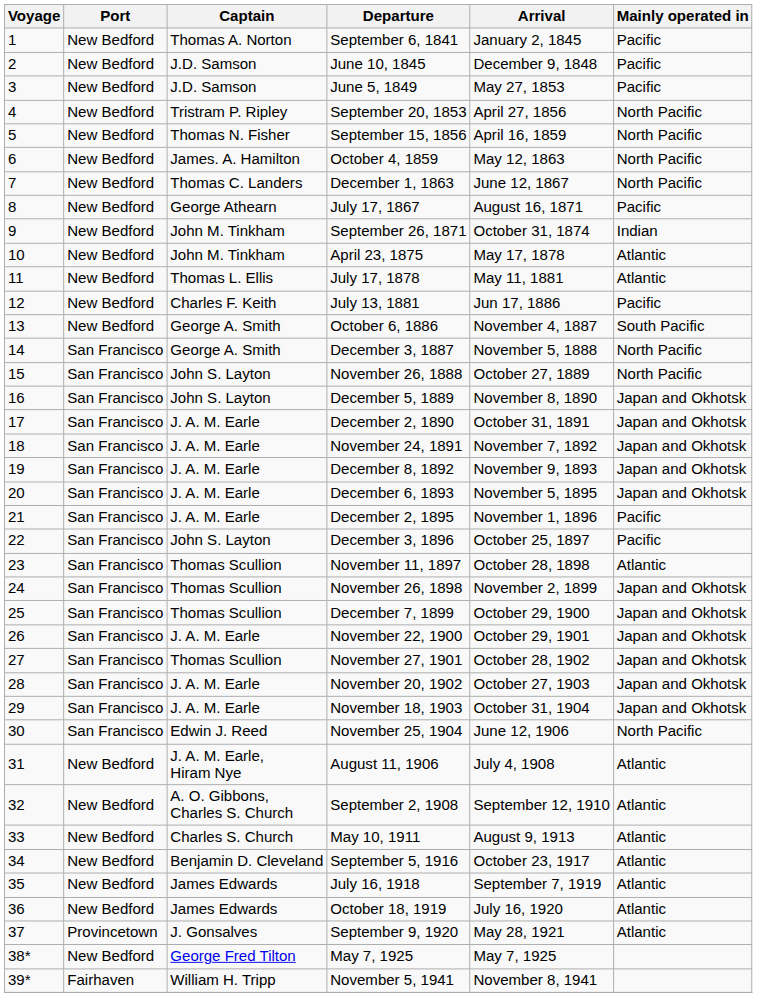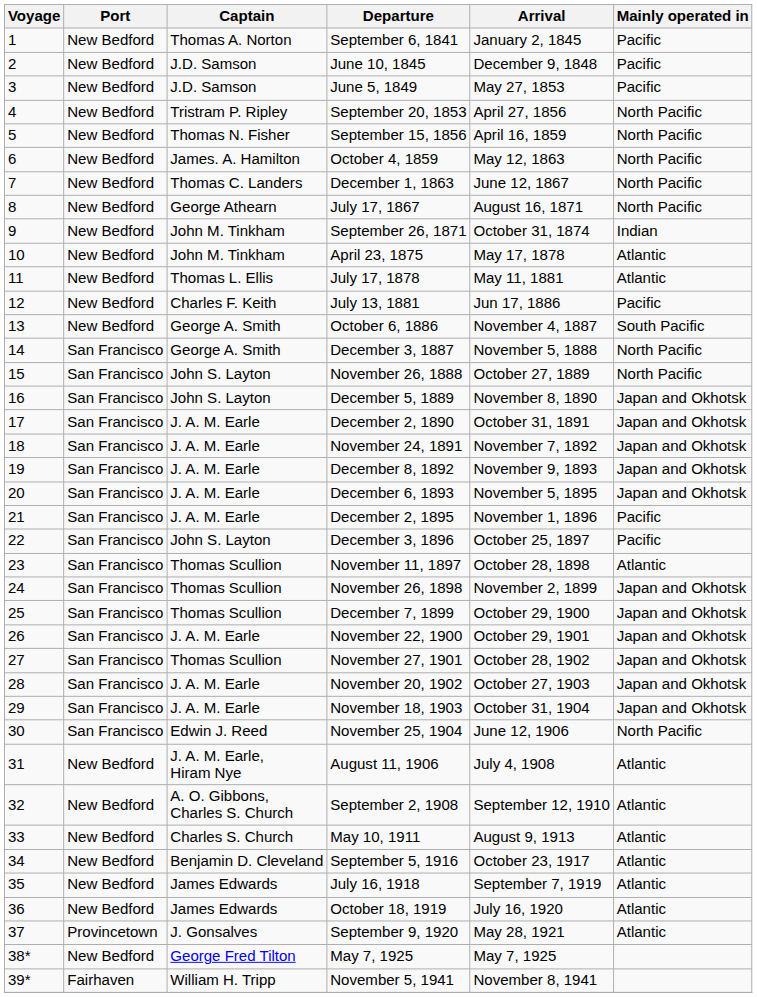(639, 207) Pacific -> (659, 207) North Pacific
